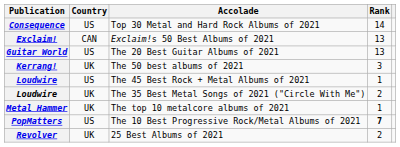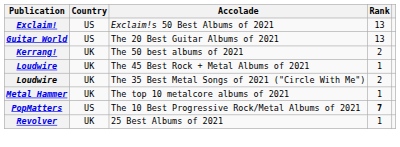- row: (215, 25)
(89, 39) CAN -> (89, 25) US
(380, 66) 3 -> (380, 53) 2
(89, 80) US -> (89, 66) UK
(380, 135) 2 -> (380, 121) 1
